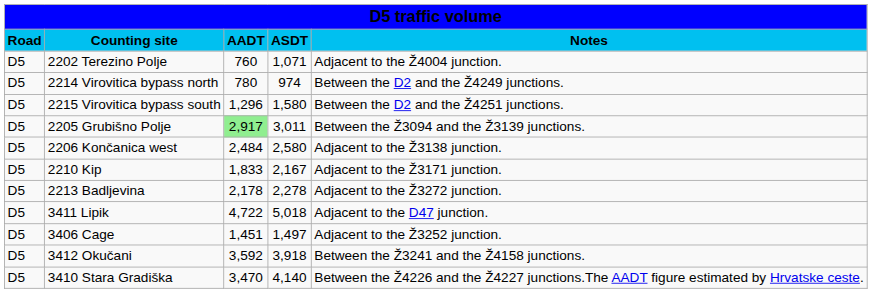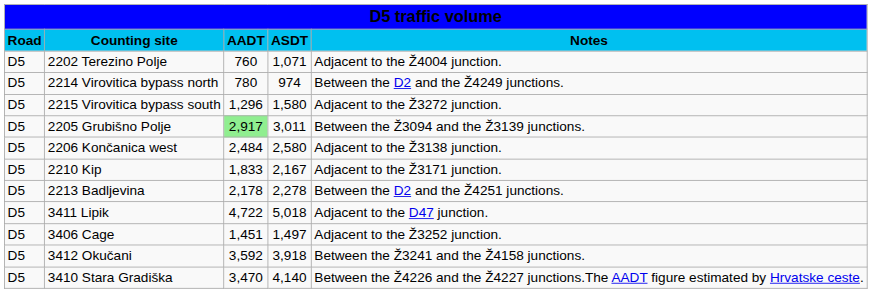(439, 104) Between the D2 and the Ž4251 junctions. -> (408, 104) Adjacent to the Ž3272 junction.
(408, 191) Adjacent to the Ž3272 junction. -> (439, 191) Between the D2 and the Ž4251 junctions.
